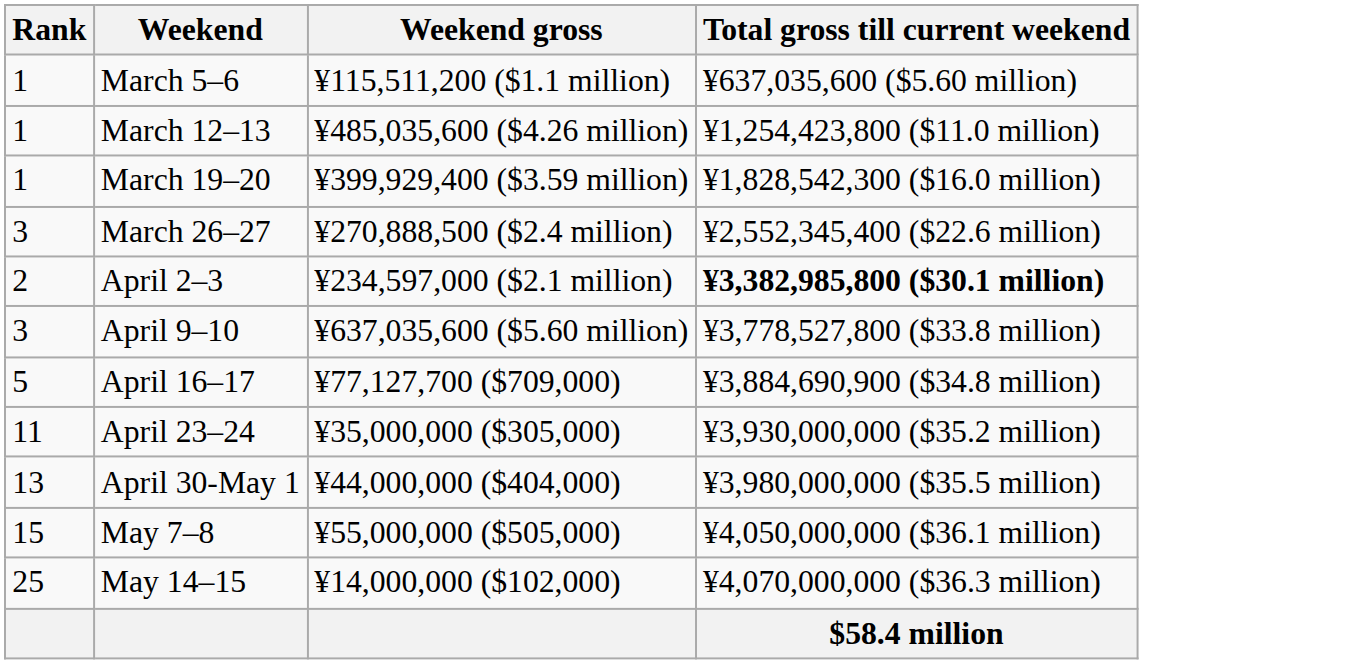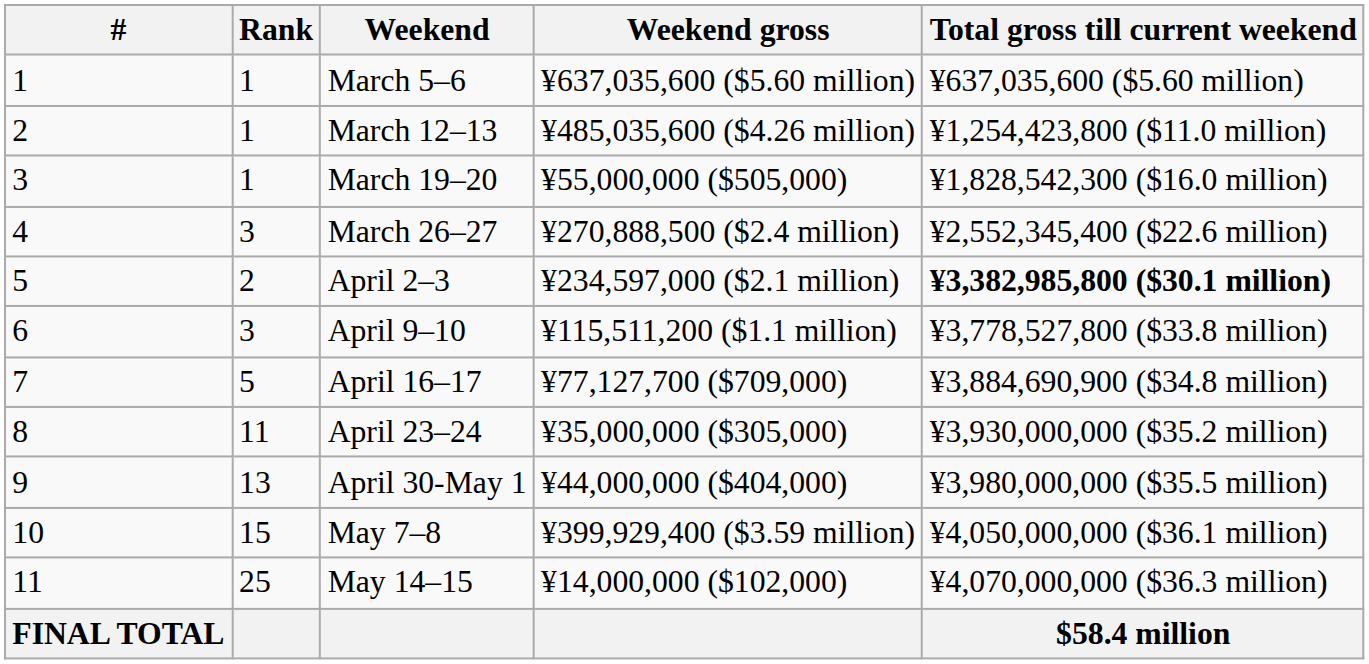+ column: (118, 29)
(492, 79) ¥115,511,200 ($1.1 million) -> (728, 79) ¥637,035,600 ($5.60 million)
(501, 180) ¥399,929,400 ($3.59 million) -> (694, 180) ¥55,000,000 ($505,000)
(501, 331) ¥637,035,600 ($5.60 million) -> (719, 331) ¥115,511,200 ($1.1 million)
(467, 532) ¥55,000,000 ($505,000) -> (728, 532) ¥399,929,400 ($3.59 million)
